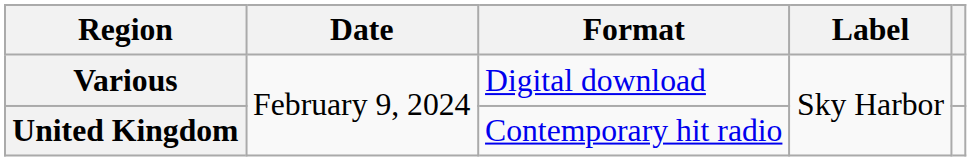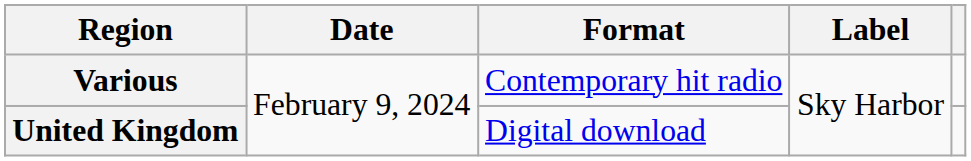(595, 79) Digital download -> (634, 79) Contemporary hit radio
(634, 130) Contemporary hit radio -> (595, 130) Digital download
